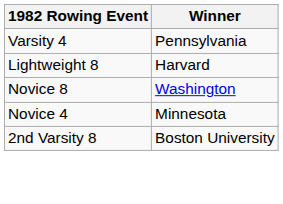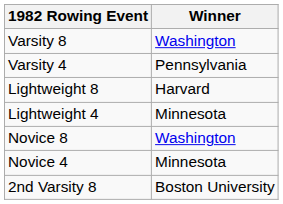+ row: (37, 41)
+ row: (53, 114)
